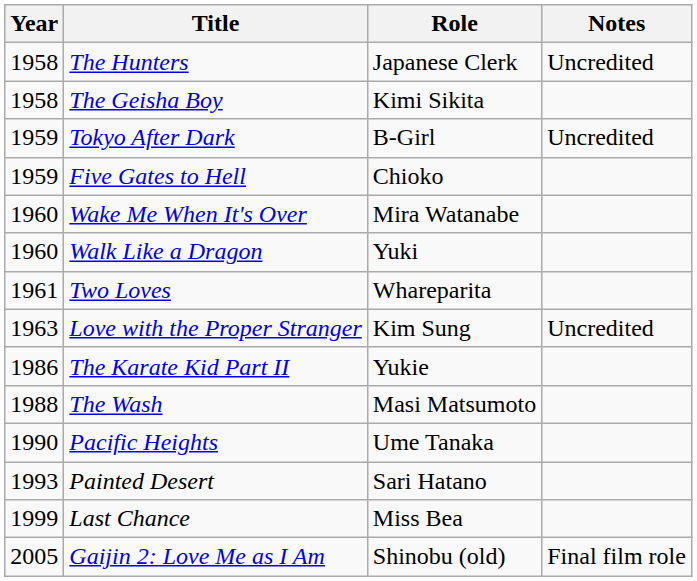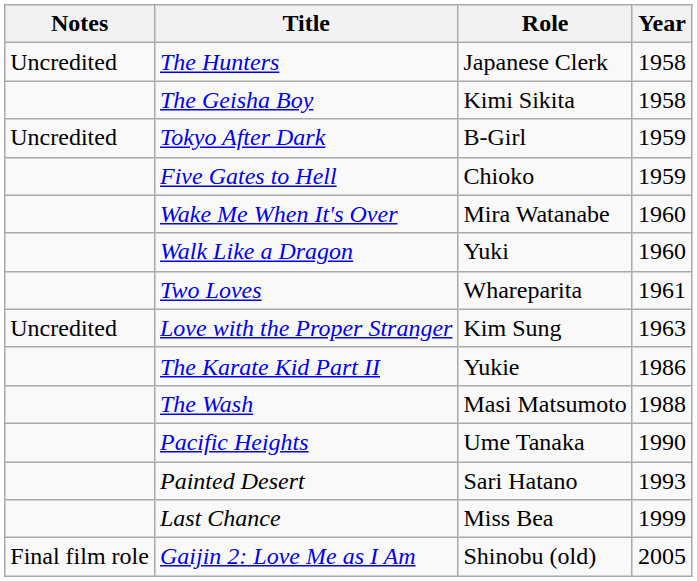columns swapped: (34, 23) <-> (617, 23)
